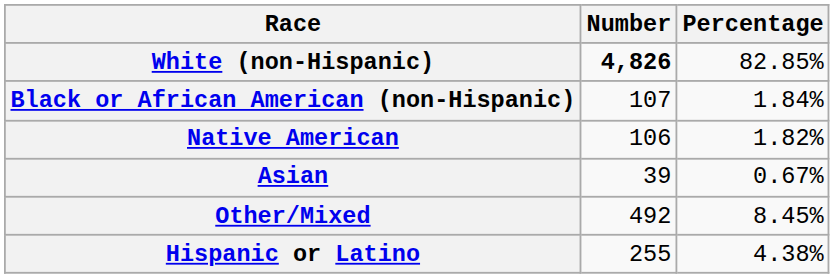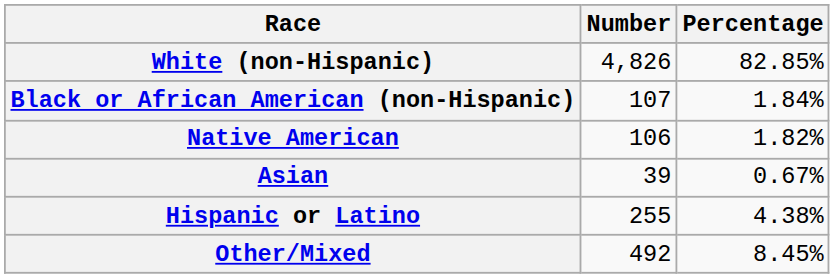(636, 62) bold -> (636, 62) normal
rows swapped: (293, 216) <-> (293, 254)
